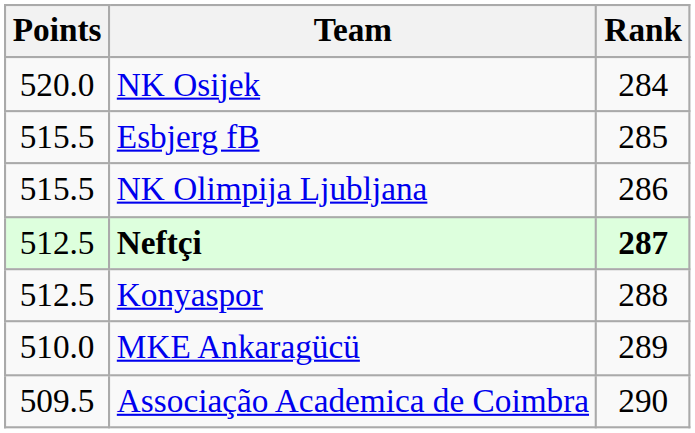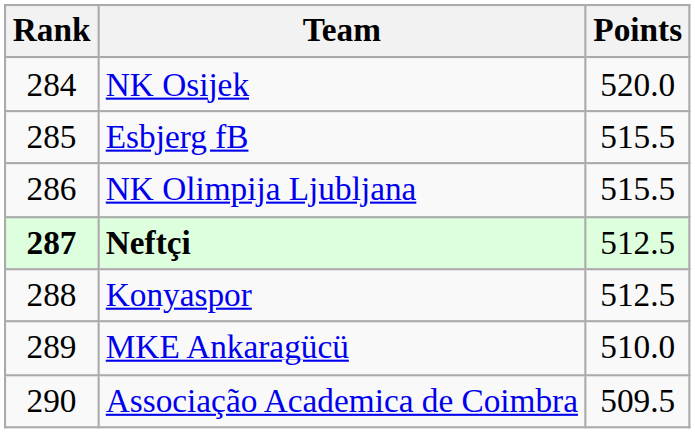columns swapped: (643, 30) <-> (57, 30)
